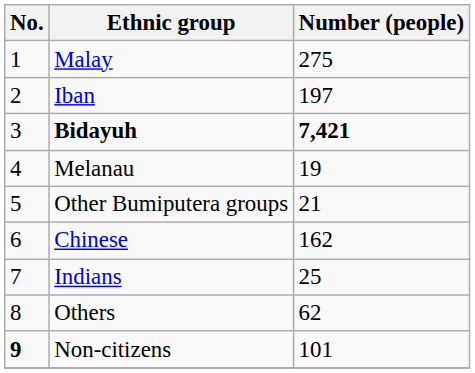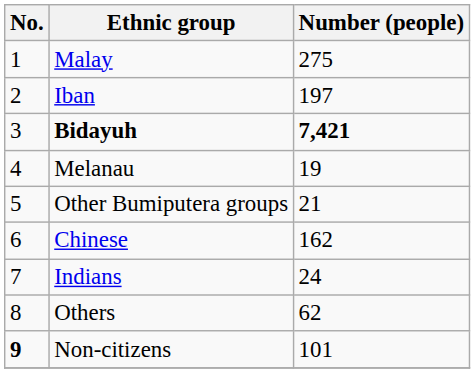(310, 276) 25 -> (310, 276) 24
